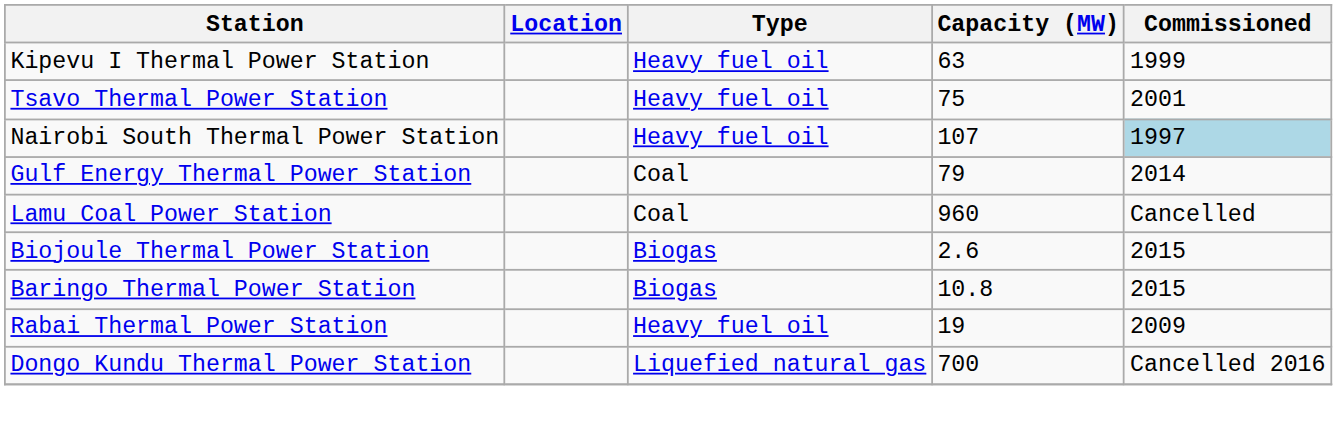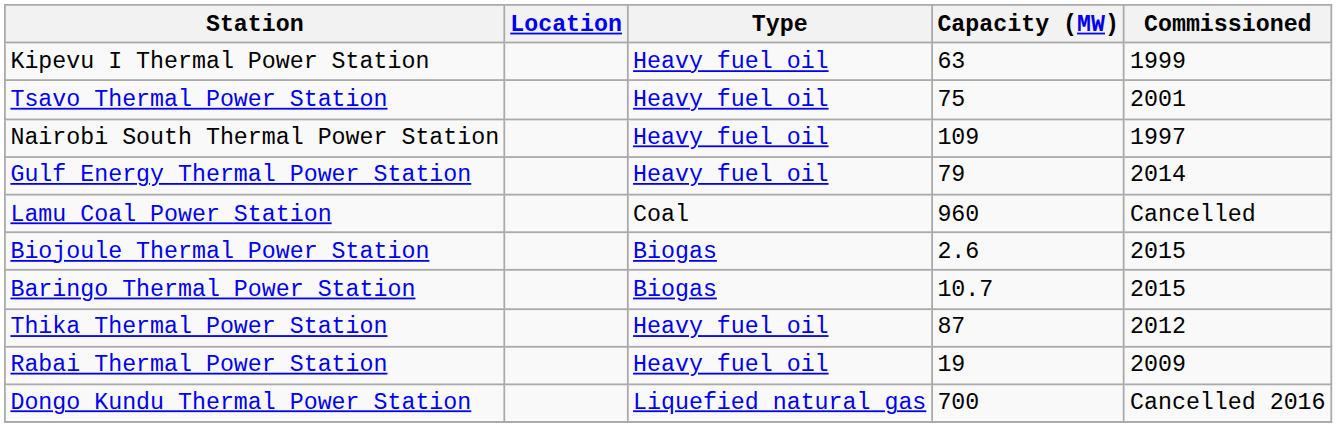(958, 138) 107 -> (958, 138) 109
(1158, 138) lightblue background -> (1158, 138) no background
(661, 176) Coal -> (731, 176) Heavy fuel oil
(965, 289) 10.8 -> (965, 289) 10.7
+ row: (199, 327)
